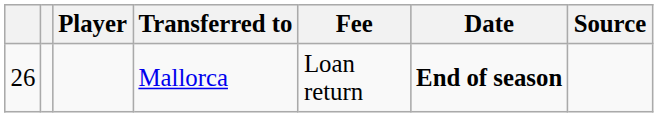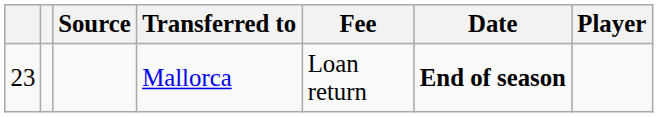columns swapped: (93, 24) <-> (610, 24)
(23, 77) 26 -> (23, 77) 23
